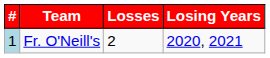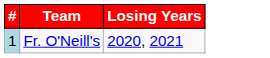- column: (133, 16)
